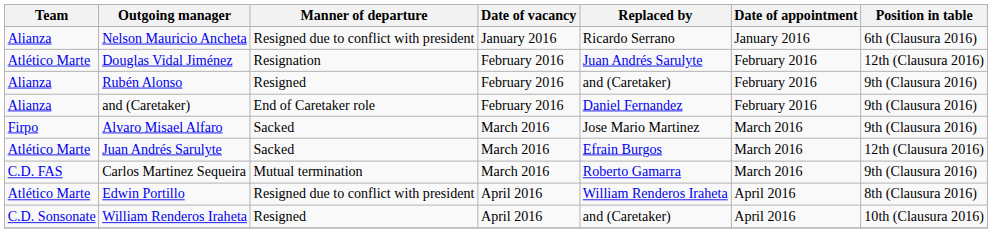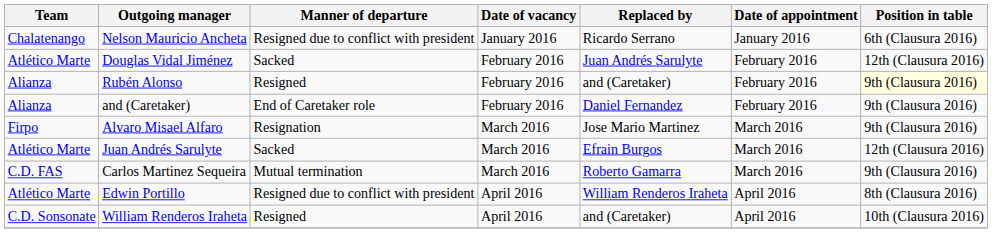(30, 37) Alianza -> (46, 37) Chalatenango
(287, 60) Resignation -> (274, 60) Sacked
(921, 82) no background -> (921, 82) lightyellow background
(274, 127) Sacked -> (287, 127) Resignation
